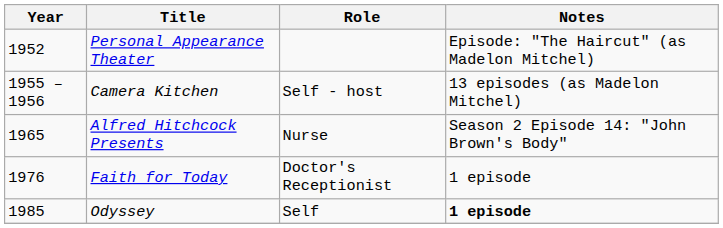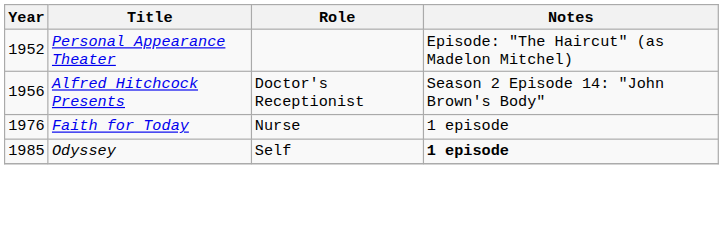- row: (154, 93)
(26, 135) 1965 -> (26, 93) 1956
(305, 135) Nurse -> (310, 93) Doctor's Receptionist
(337, 178) Doctor's Receptionist -> (278, 126) Nurse
